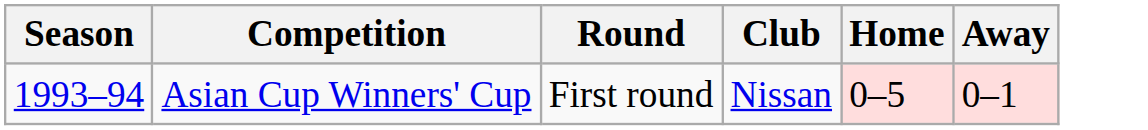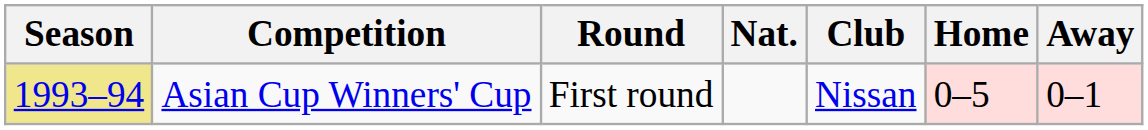+ column: (764, 34)
(79, 93) no background -> (79, 93) khaki background
